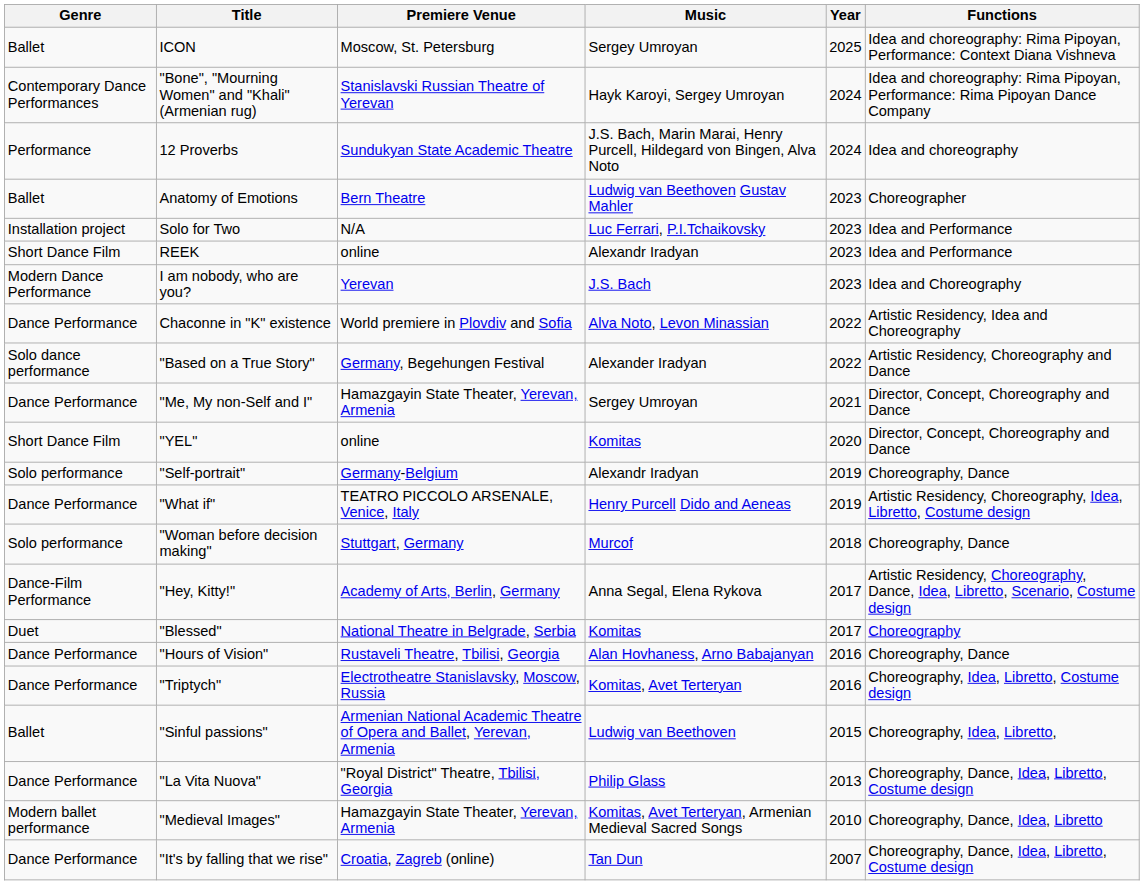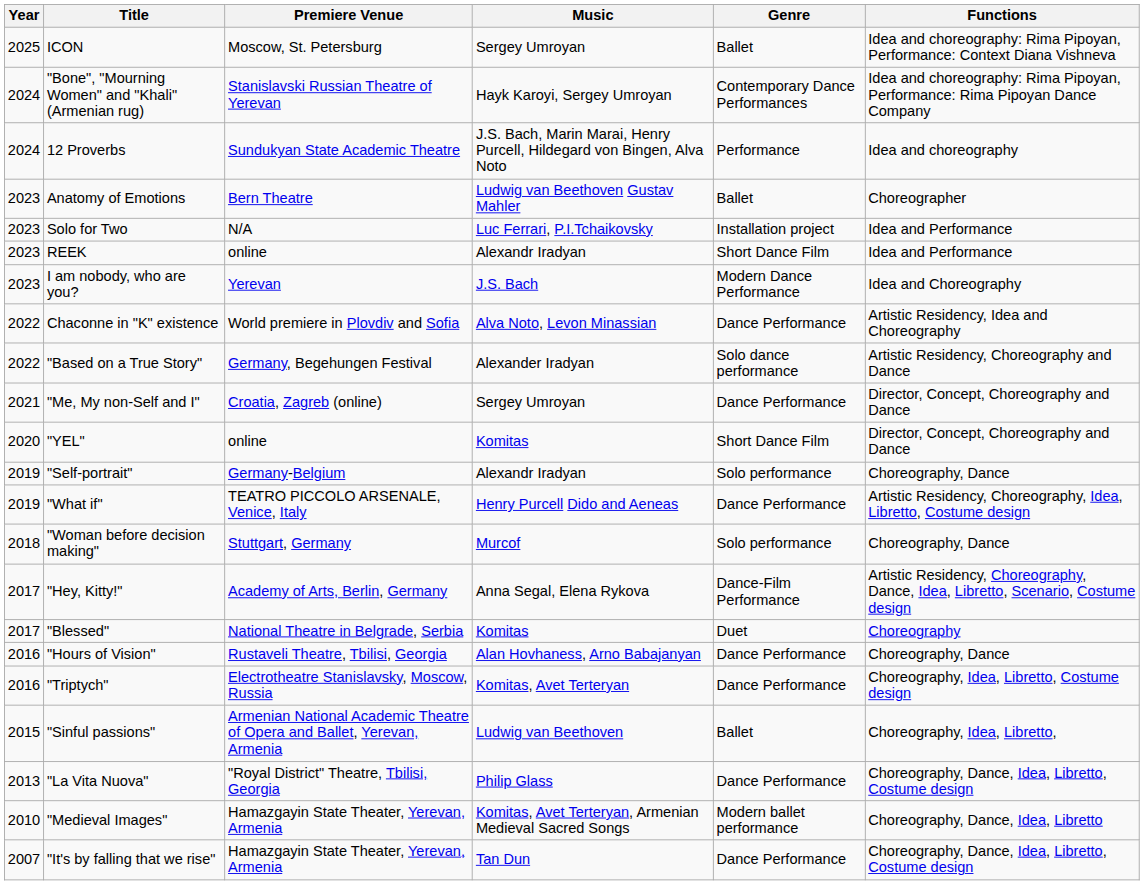columns swapped: (845, 16) <-> (80, 16)
(459, 402) Hamazgayin State Theater, Yerevan, Armenia -> (305, 402) Croatia, Zagreb (online)
(417, 859) Croatia, Zagreb (online) -> (346, 859) Hamazgayin State Theater, Yerevan, Armenia
